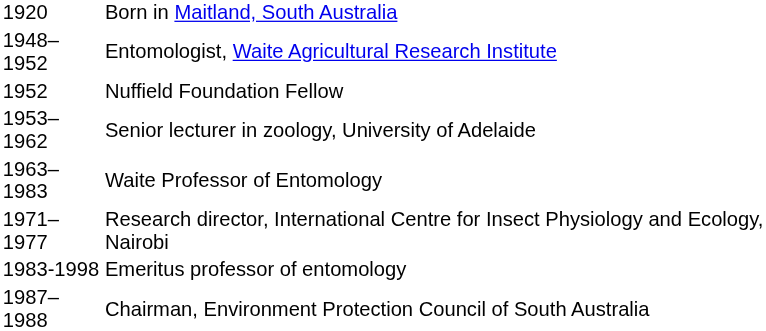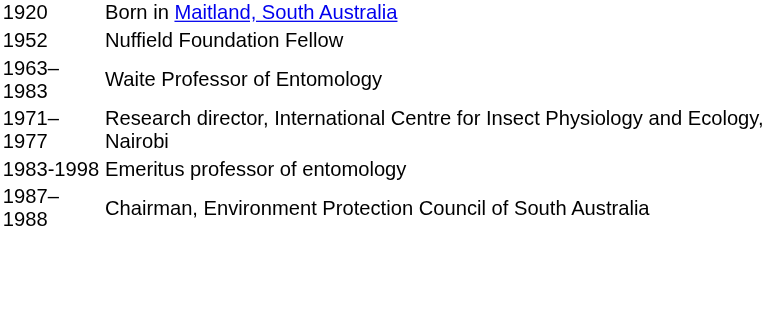- row: (331, 52)
- row: (320, 130)
